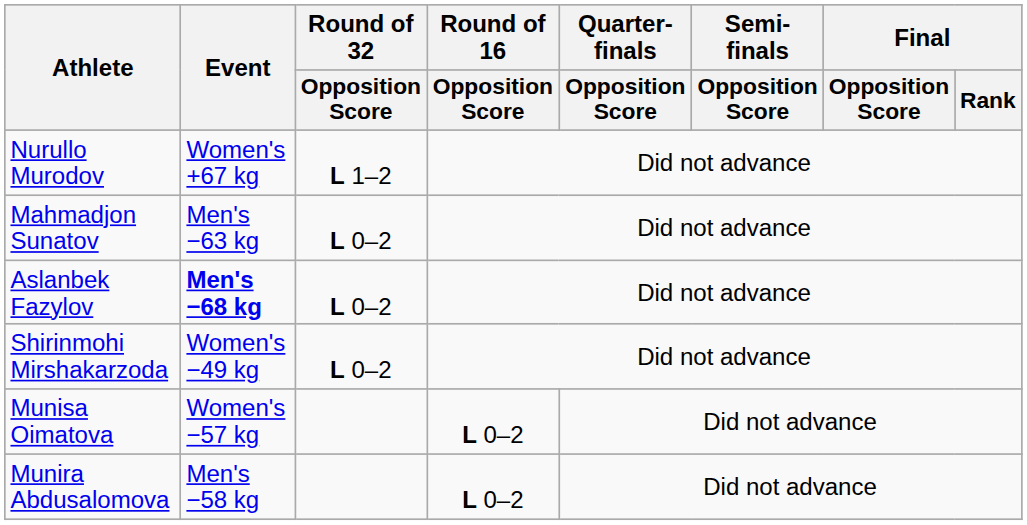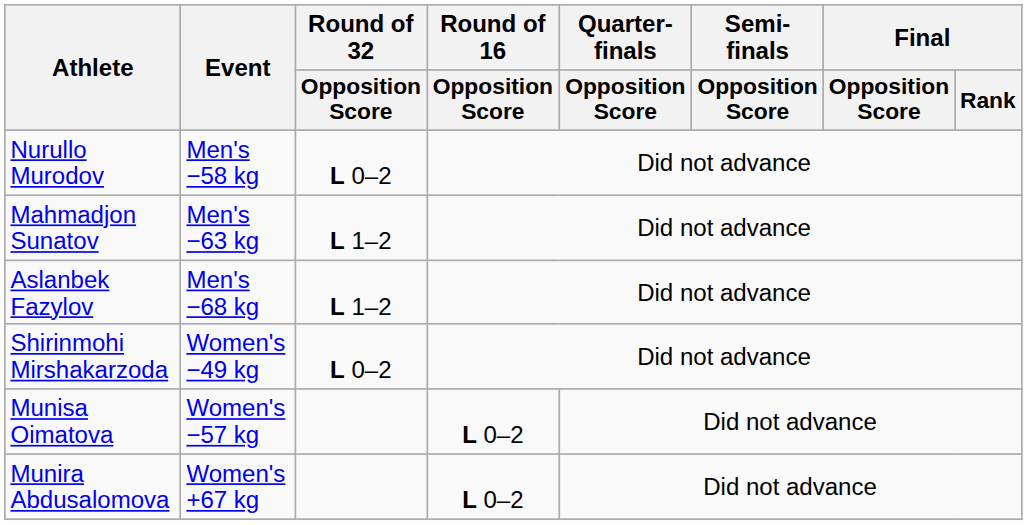(236, 163) Women's +67 kg -> (223, 163) Men's −58 kg
(361, 177) L 1–2 -> (361, 177) L 0–2
(361, 241) L 0–2 -> (361, 241) L 1–2
(224, 293) bold -> (223, 293) normal
(361, 306) L 0–2 -> (361, 306) L 1–2
(223, 487) Men's −58 kg -> (236, 487) Women's +67 kg
